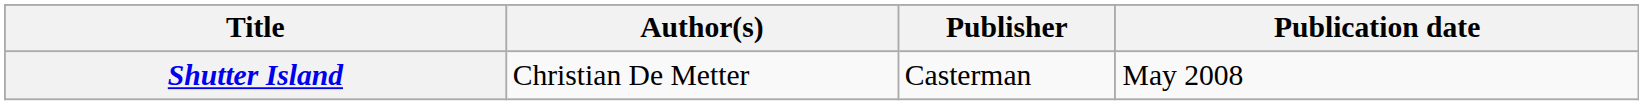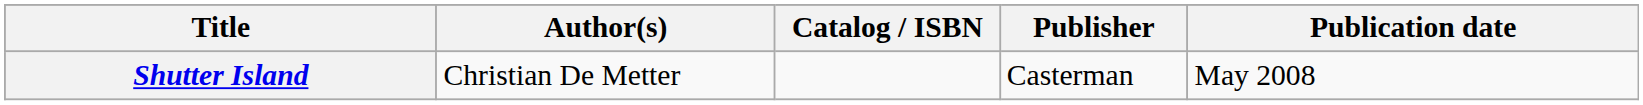+ column: (887, 27)
